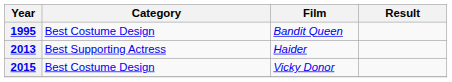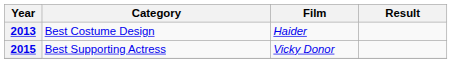- row: (23, 31)
(105, 49) Best Supporting Actress -> (100, 31) Best Costume Design
(100, 67) Best Costume Design -> (105, 49) Best Supporting Actress
